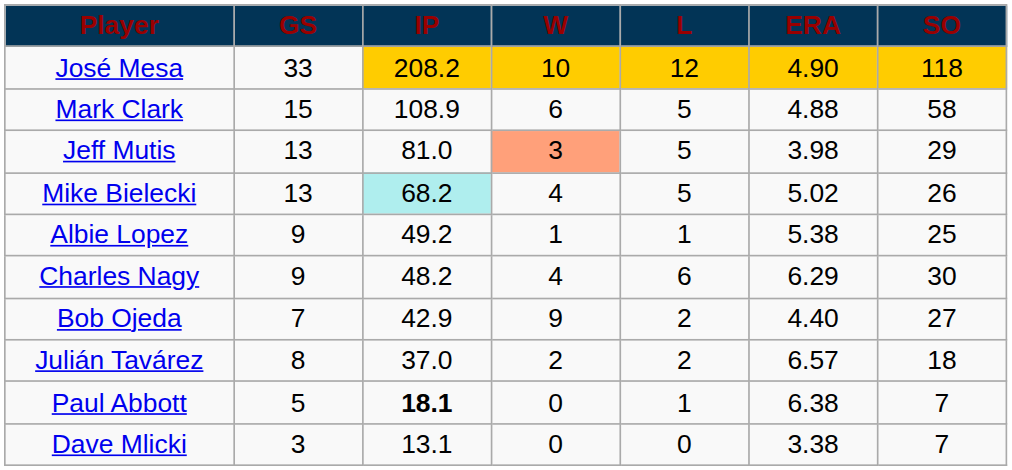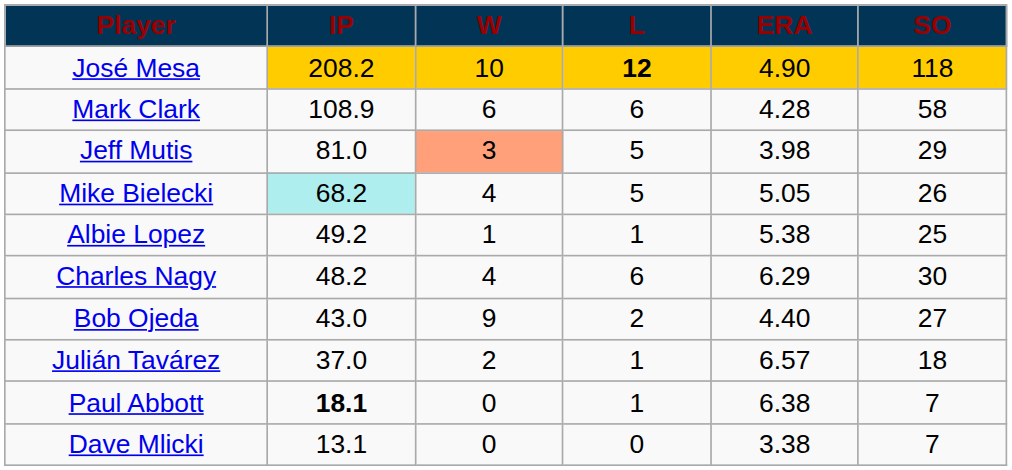- column: (298, 25)
(684, 67) normal -> (637, 67) bold
(684, 109) 5 -> (637, 109) 6
(813, 109) 4.88 -> (785, 109) 4.28
(813, 192) 5.02 -> (785, 192) 5.05
(427, 318) 42.9 -> (341, 318) 43.0
(684, 360) 2 -> (637, 360) 1
